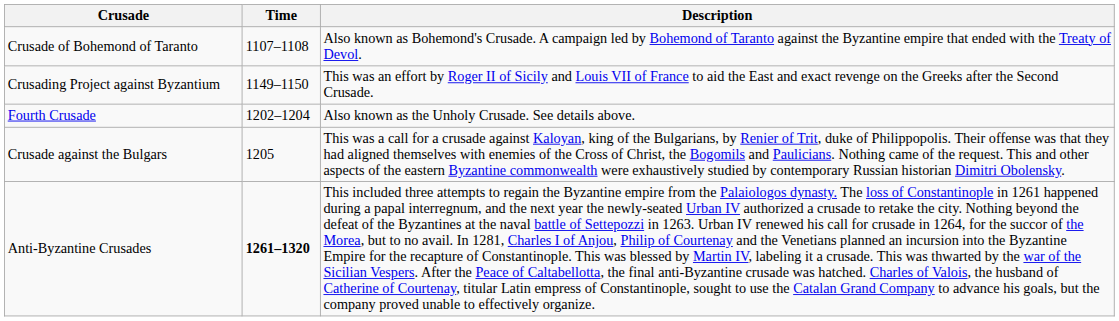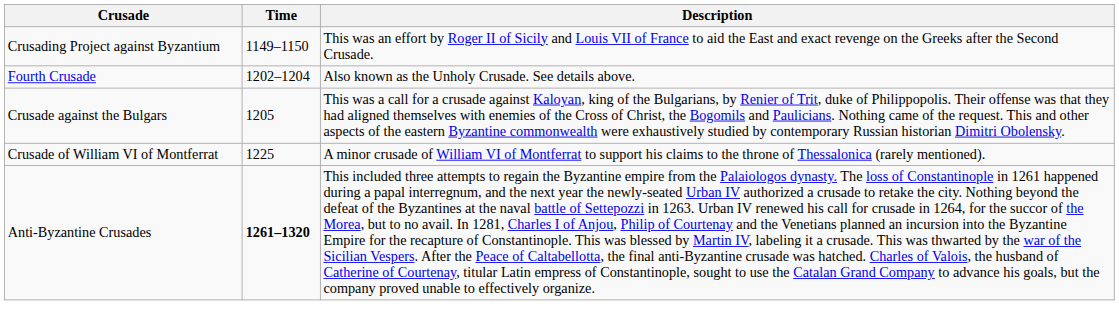- row: (103, 46)
+ row: (113, 154)
